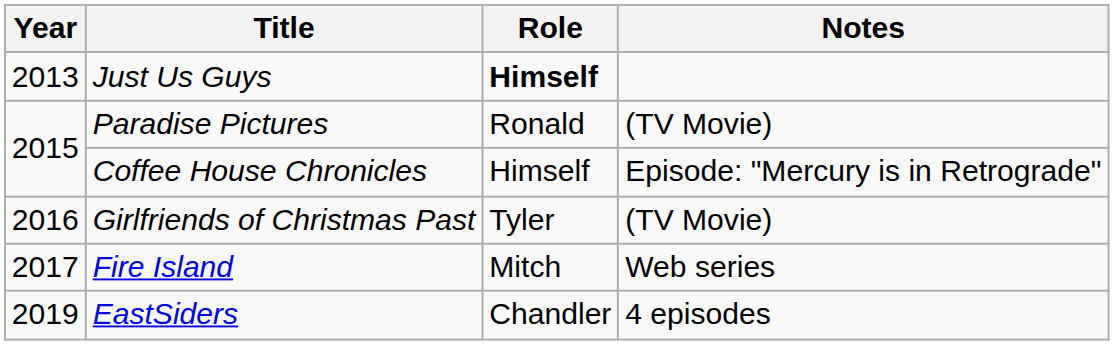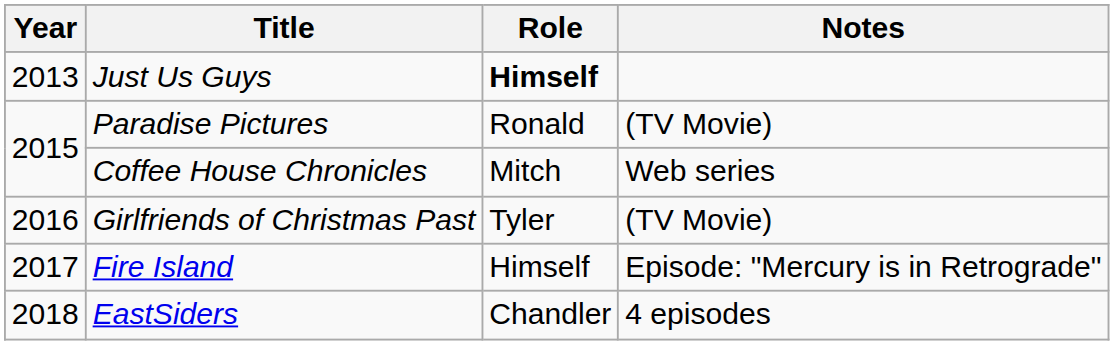(539, 171) Himself -> (525, 171) Mitch
(863, 171) Episode: "Mercury is in Retrograde" -> (700, 171) Web series
(525, 266) Mitch -> (539, 266) Himself
(700, 266) Web series -> (863, 266) Episode: "Mercury is in Retrograde"
(45, 314) 2019 -> (45, 314) 2018
